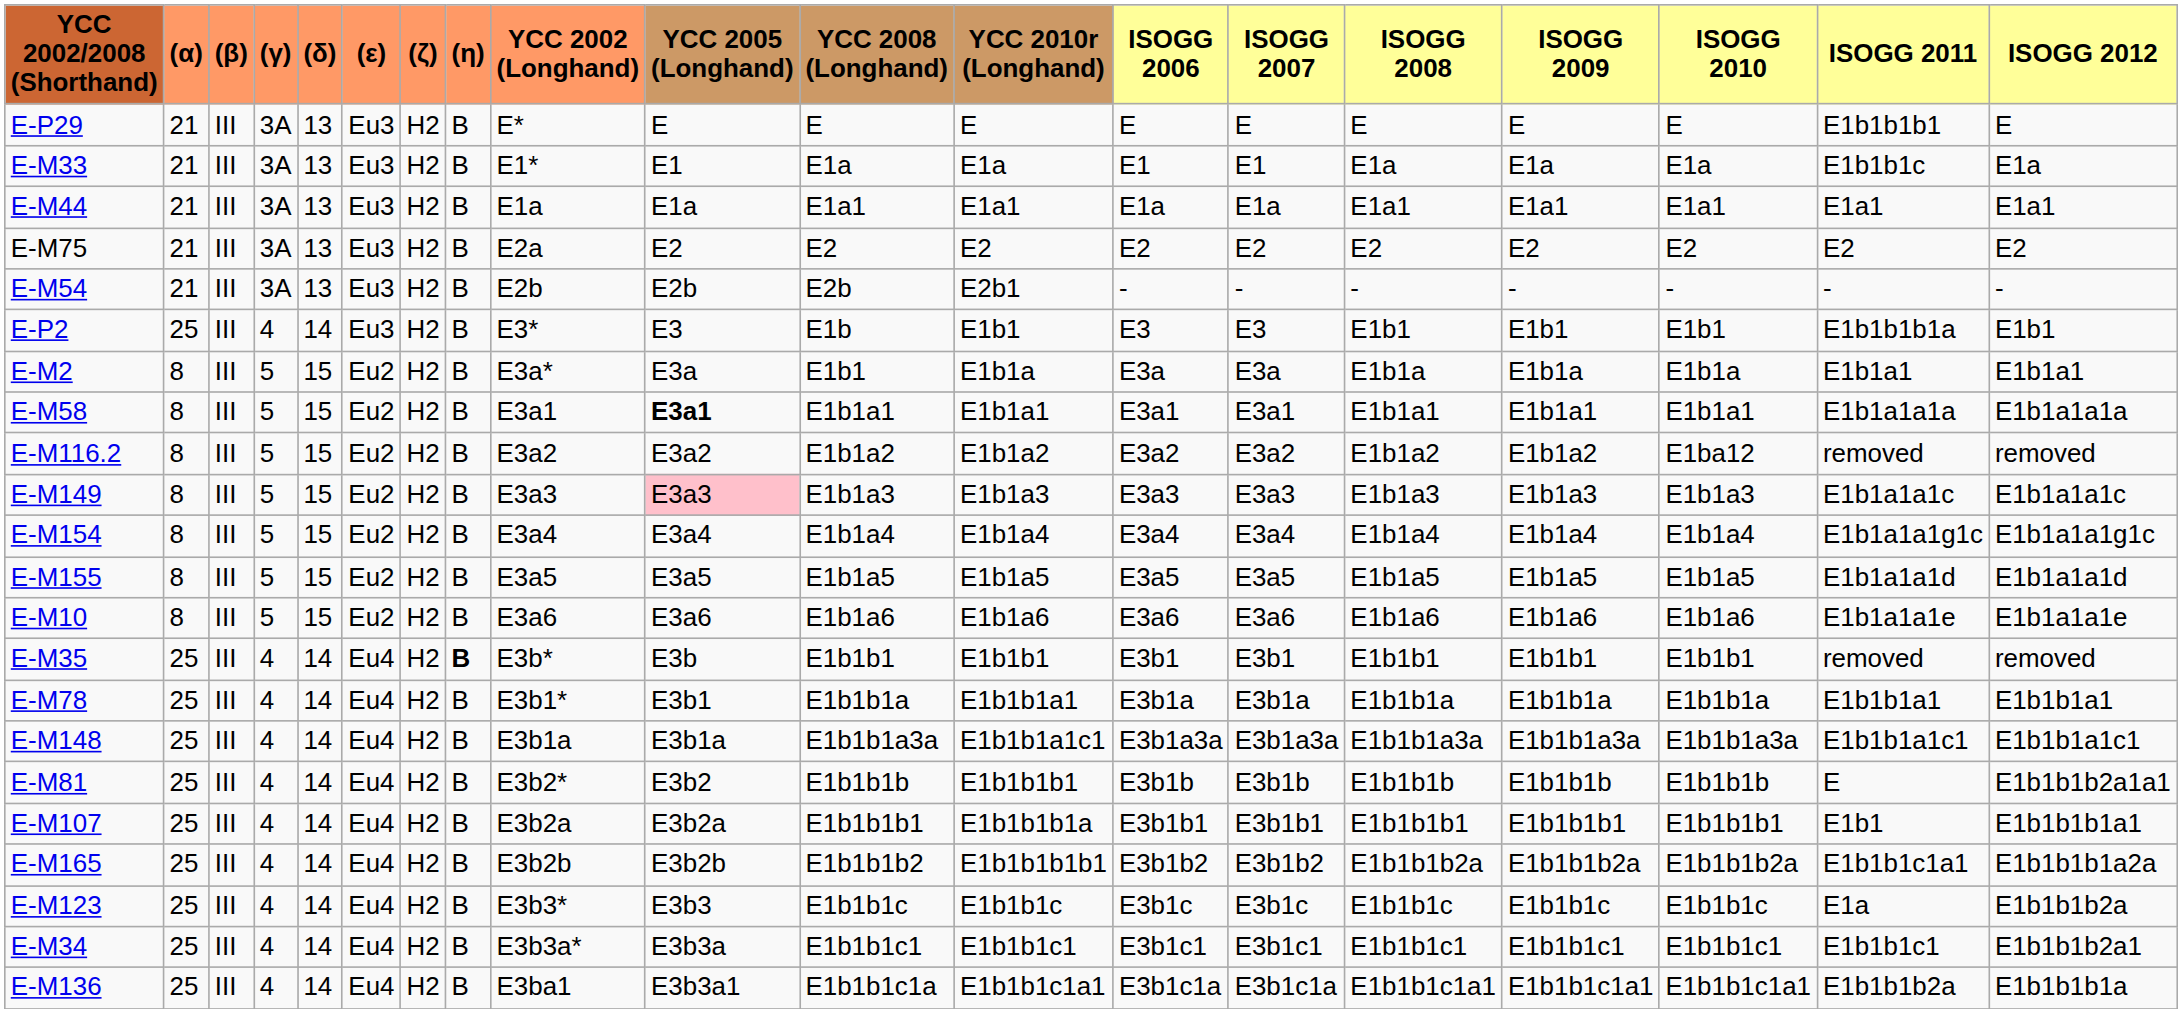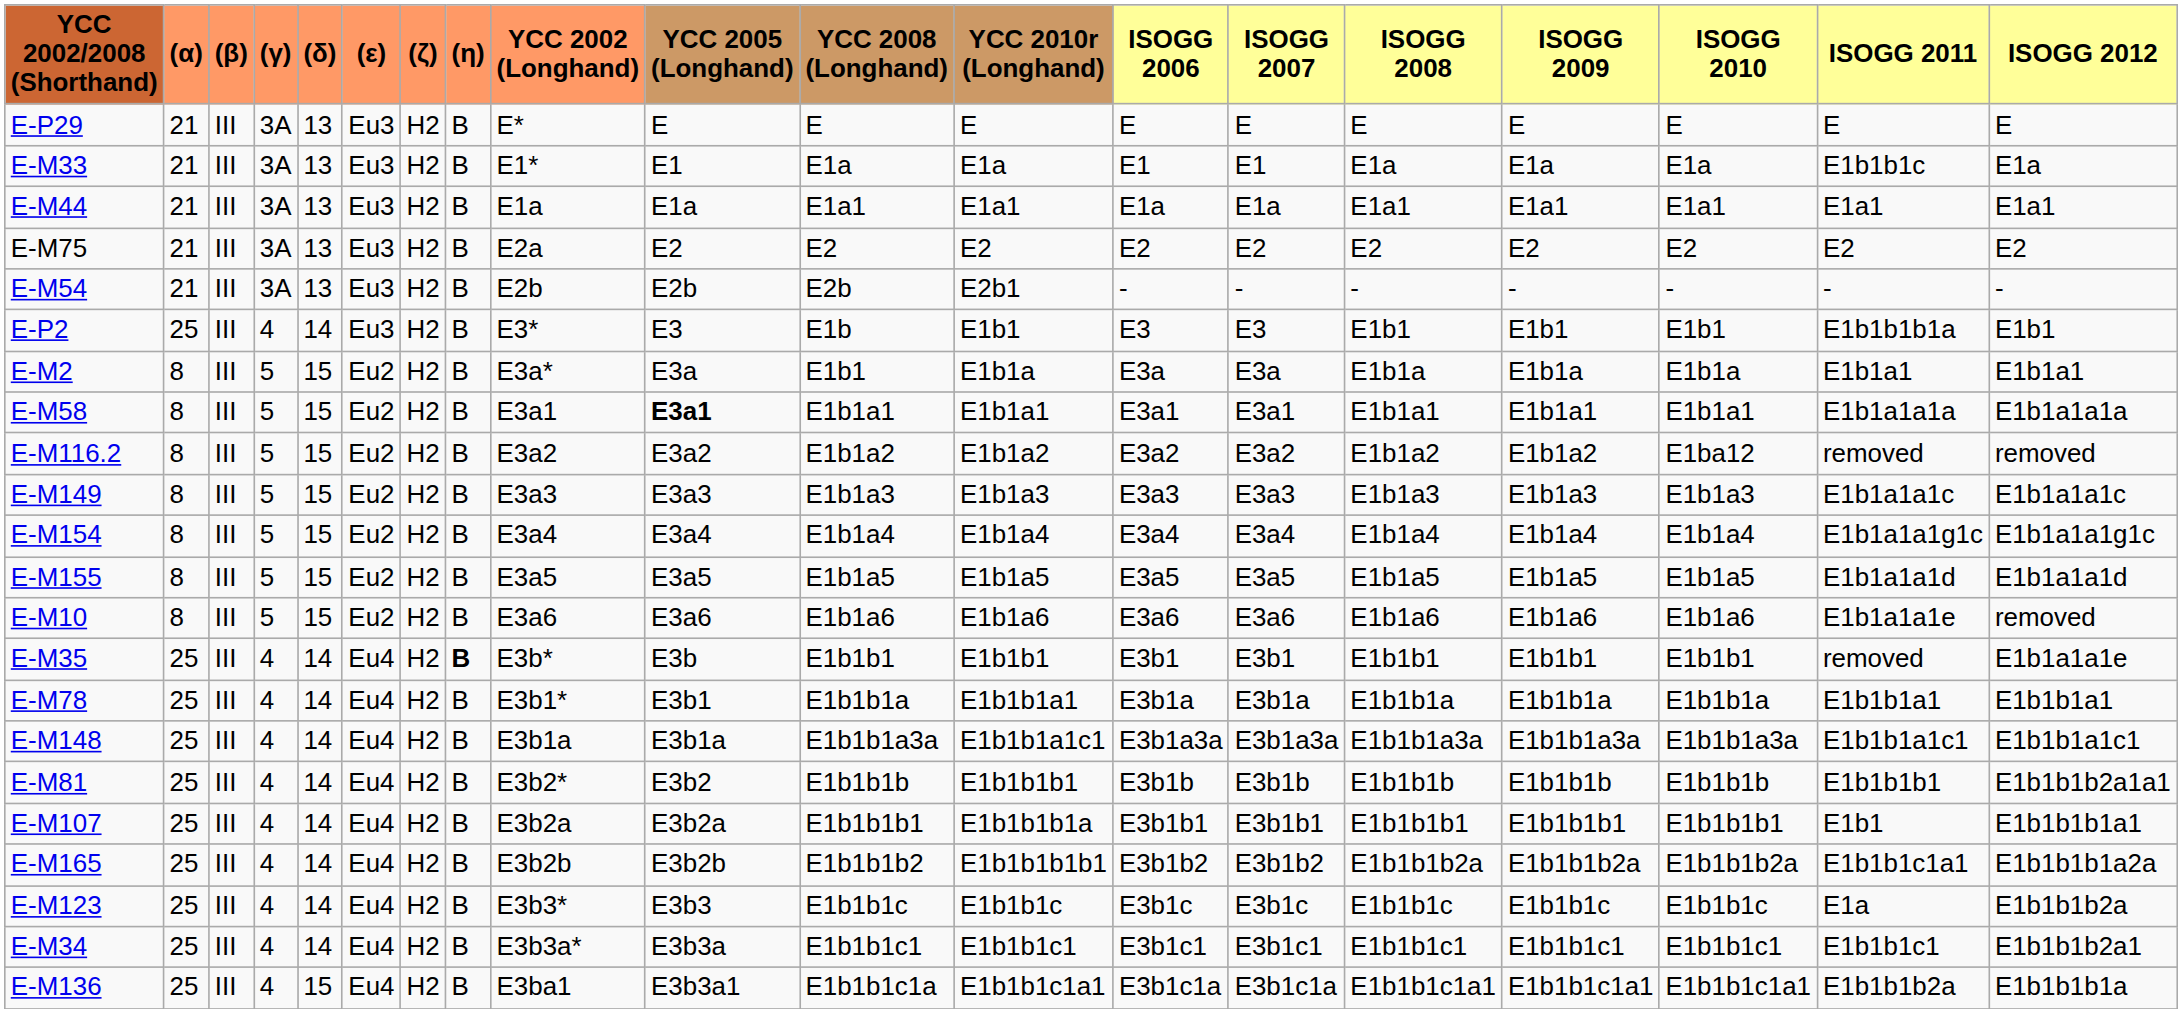(1882, 124) E1b1b1b1 -> (1832, 124) E
(681, 494) pink background -> (681, 494) no background
(2061, 617) E1b1a1a1e -> (2045, 617) removed
(2045, 658) removed -> (2061, 658) E1b1a1a1e
(1832, 782) E -> (1882, 782) E1b1b1b1
(318, 987) 14 -> (318, 987) 15
